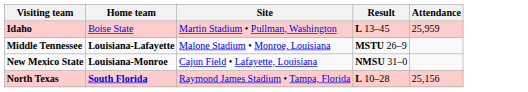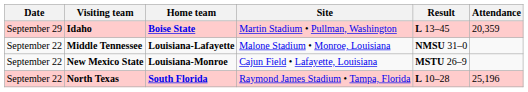+ column: (34, 12)
(111, 29) normal -> (172, 29) bold
(426, 29) 25,959 -> (486, 29) 20,359
(381, 46) MSTU 26–9 -> (441, 46) NMSU 31–0
(381, 62) NMSU 31–0 -> (441, 62) MSTU 26–9
(426, 79) 25,156 -> (486, 79) 25,196
